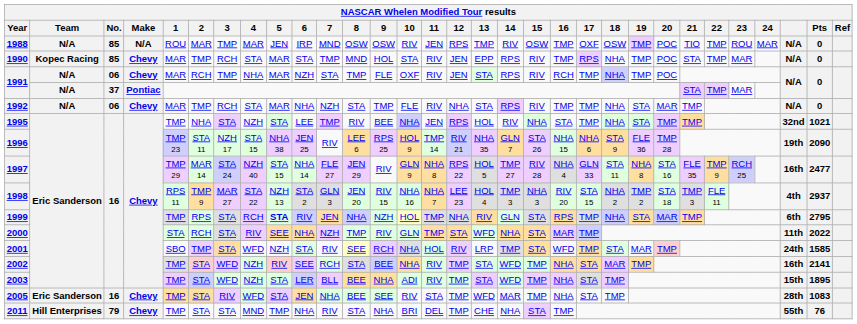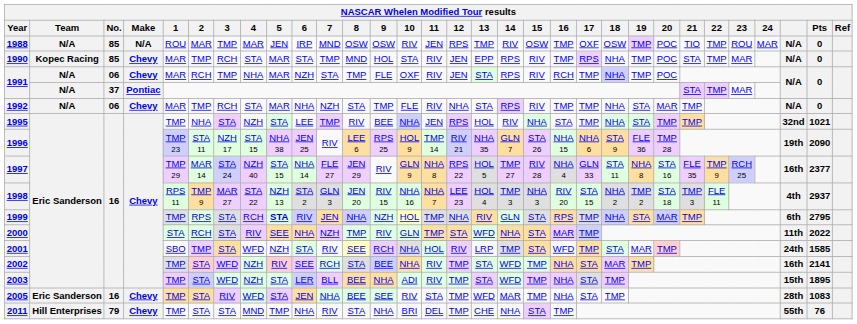(820, 169) 2477 -> (820, 169) 2377
